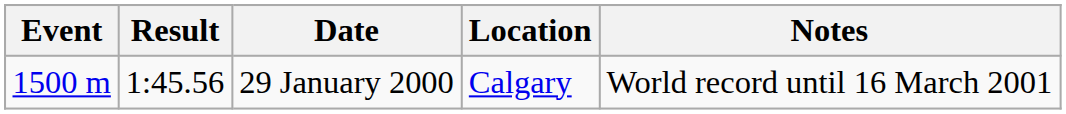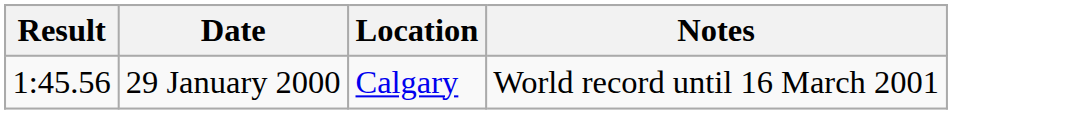- column: (62, 30)
